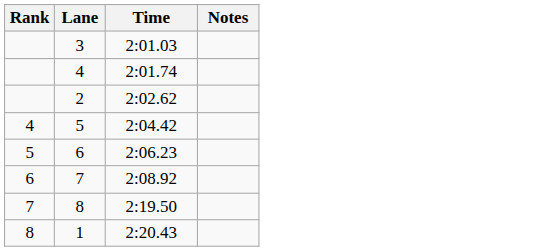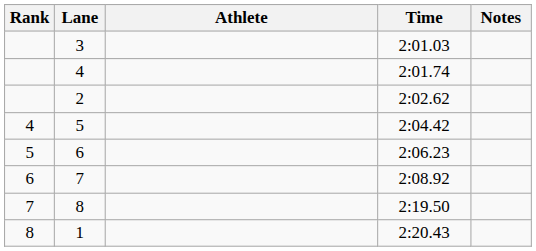+ column: (241, 17)
